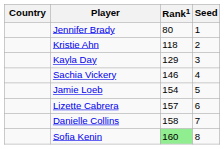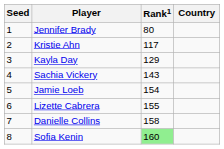columns swapped: (28, 13) <-> (206, 13)
(170, 45) 118 -> (151, 45) 117
(170, 75) 146 -> (151, 75) 143
(170, 106) 157 -> (151, 106) 155
